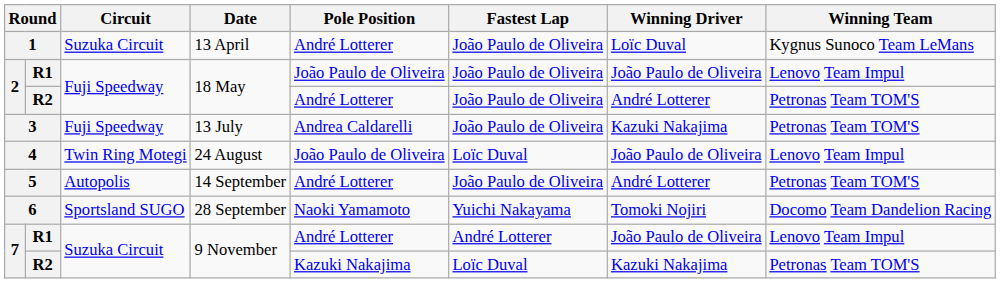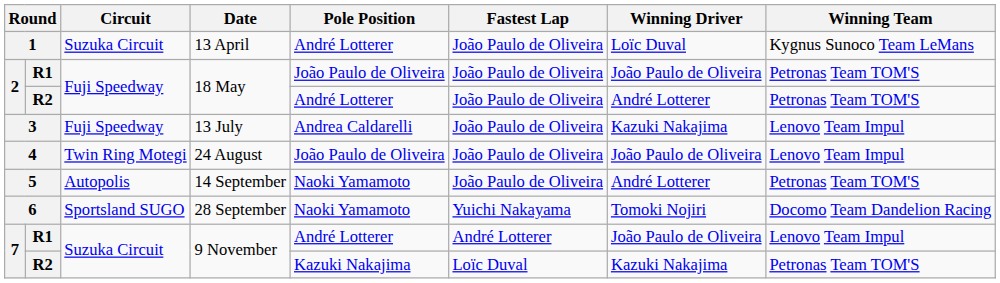(837, 72) Lenovo Team Impul -> (844, 72) Petronas Team TOM'S
(844, 127) Petronas Team TOM'S -> (837, 127) Lenovo Team Impul
(490, 154) Loïc Duval -> (528, 154) João Paulo de Oliveira
(344, 182) André Lotterer -> (352, 182) Naoki Yamamoto
